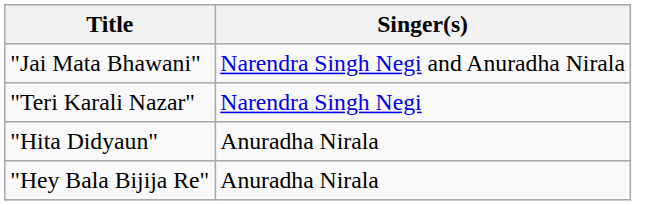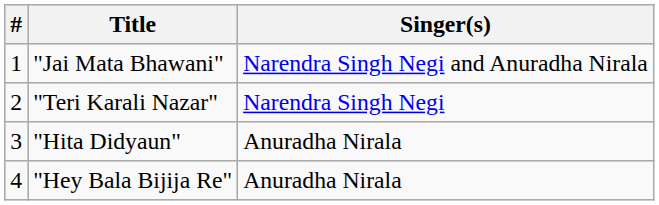+ column: (16, 24)
